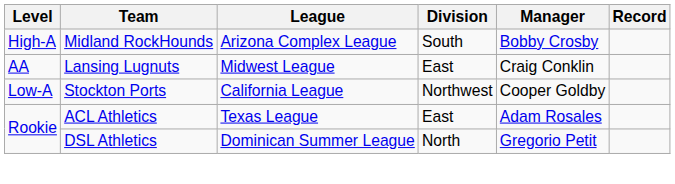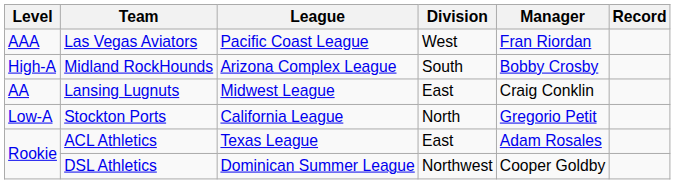+ row: (131, 41)
(457, 91) Northwest -> (441, 116) North
(553, 91) Cooper Goldby -> (548, 116) Gregorio Petit
(441, 141) North -> (457, 166) Northwest
(548, 141) Gregorio Petit -> (553, 166) Cooper Goldby
